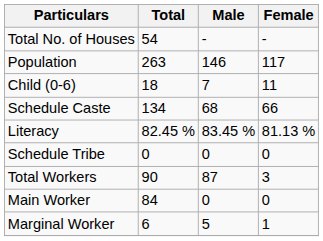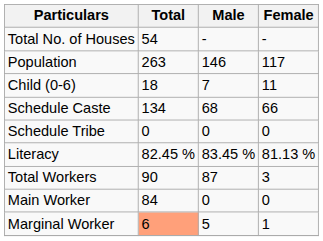rows swapped: (56, 154) <-> (33, 131)
(146, 223) no background -> (146, 223) lightsalmon background
